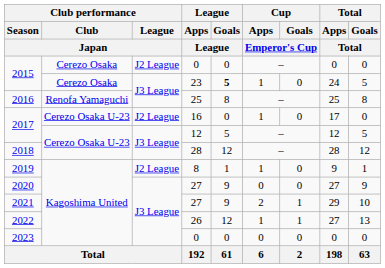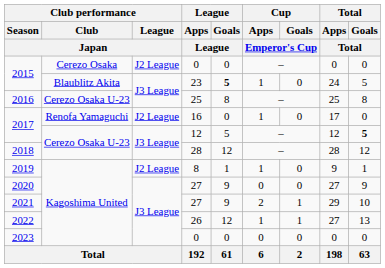(87, 82) Cerezo Osaka -> (87, 82) Blaublitz Akita
(87, 99) Renofa Yamaguchi -> (87, 99) Cerezo Osaka U-23
(87, 116) Cerezo Osaka U-23 -> (87, 116) Renofa Yamaguchi
(365, 133) normal -> (365, 133) bold
